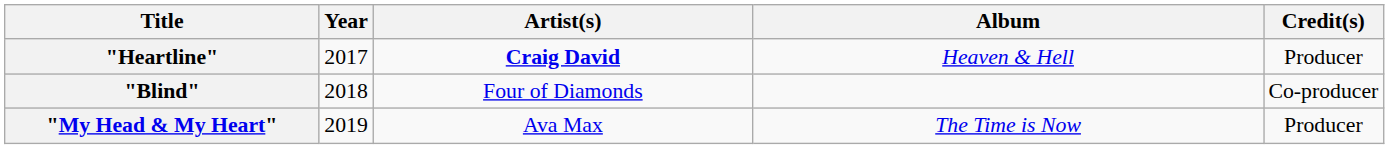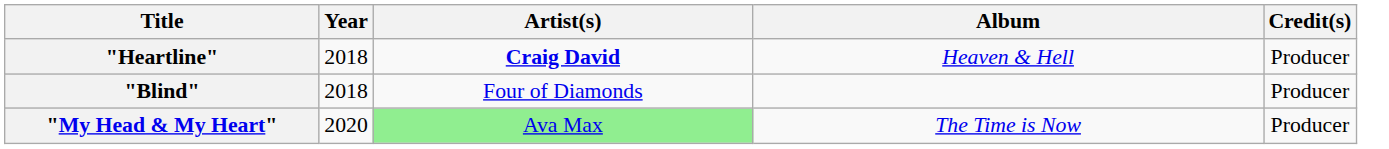(346, 56) 2017 -> (346, 56) 2018
(1323, 90) Co-producer -> (1310, 90) Producer
(346, 125) 2019 -> (346, 125) 2020
(563, 125) no background -> (563, 125) lightgreen background
